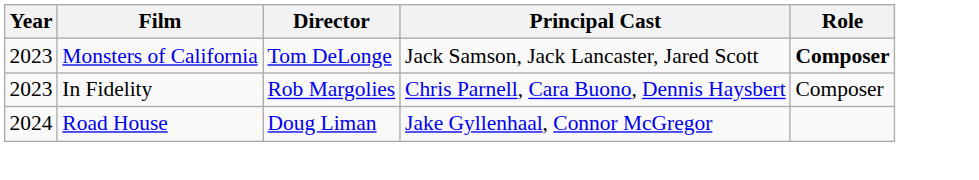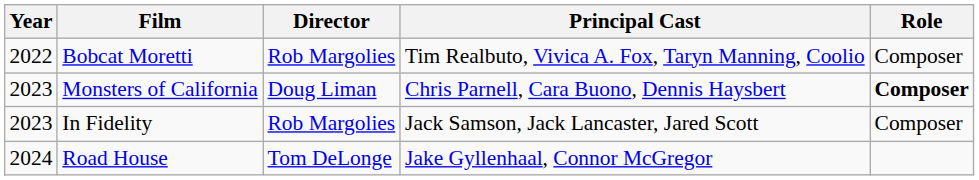+ row: (128, 55)
(330, 55) Tom DeLonge -> (322, 89) Doug Liman
(582, 55) Jack Samson, Jack Lancaster, Jared Scott -> (595, 89) Chris Parnell, Cara Buono, Dennis Haysbert
(595, 89) Chris Parnell, Cara Buono, Dennis Haysbert -> (582, 123) Jack Samson, Jack Lancaster, Jared Scott
(322, 123) Doug Liman -> (330, 157) Tom DeLonge
